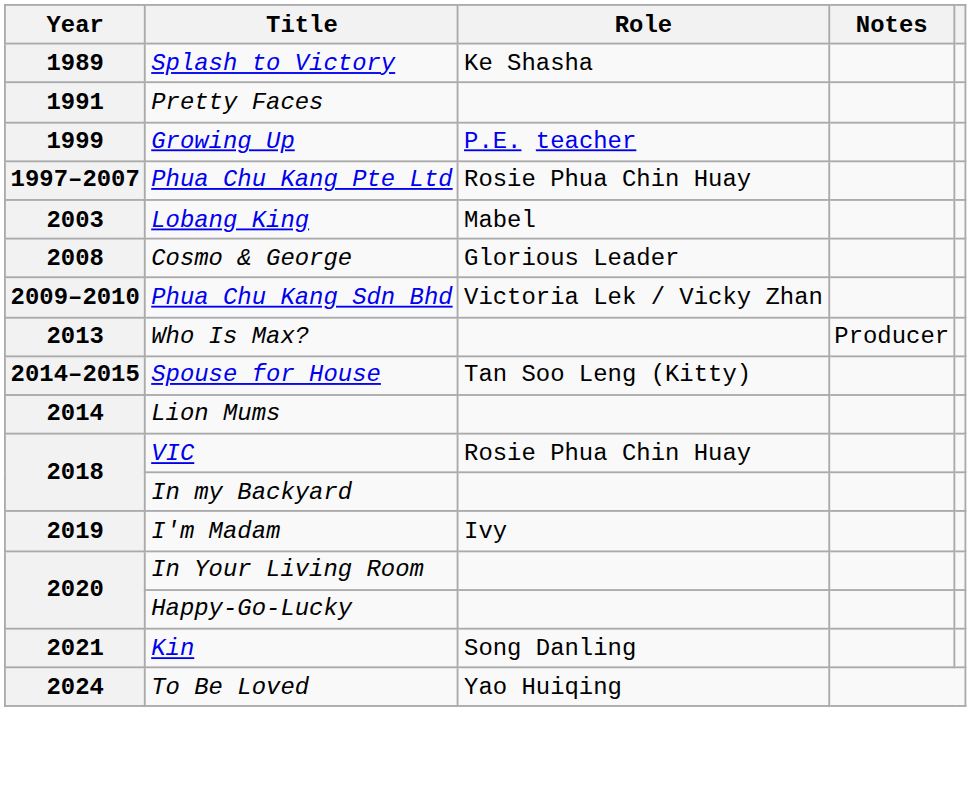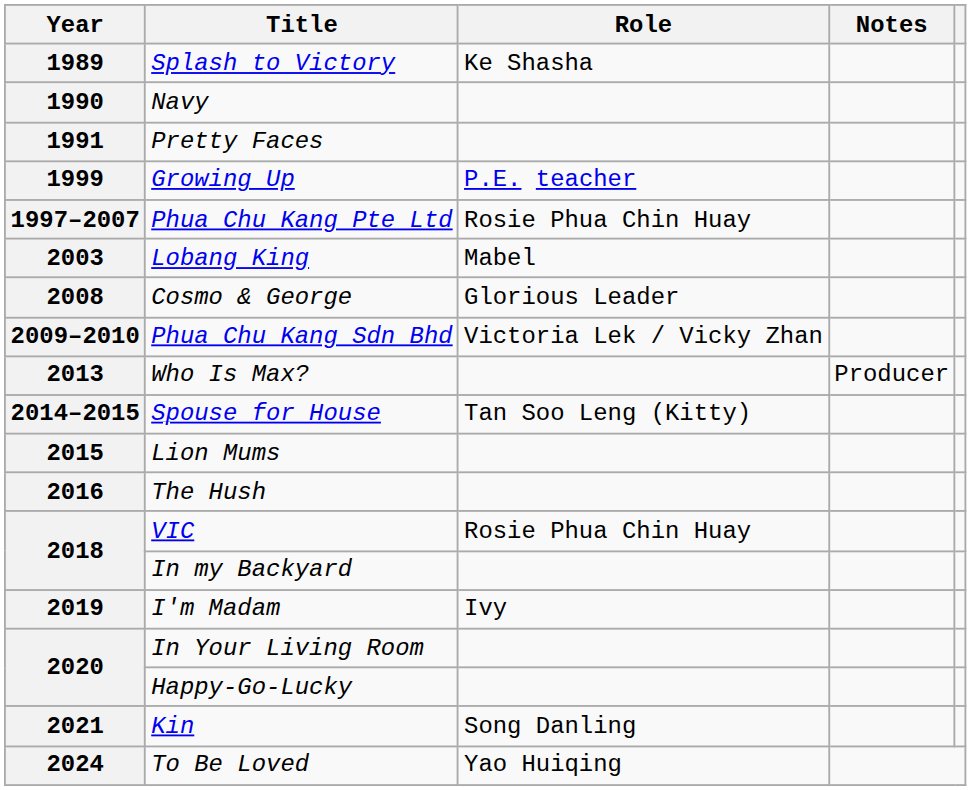+ row: (180, 102)
(75, 414) 2014 -> (75, 453) 2015
+ row: (209, 492)
